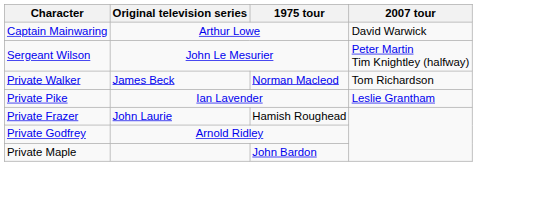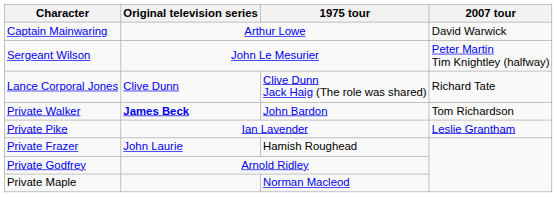+ row: (63, 86)
(144, 80) normal -> (156, 111) bold
(296, 80) Norman Macleod -> (295, 111) John Bardon
(285, 152) John Bardon -> (306, 183) Norman Macleod
